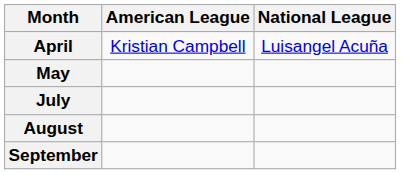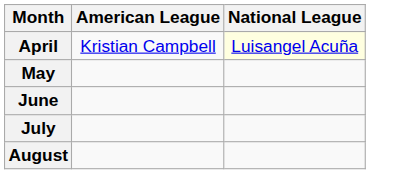(325, 45) no background -> (295, 45) lightyellow background
+ row: (38, 100)
- row: (53, 155)
